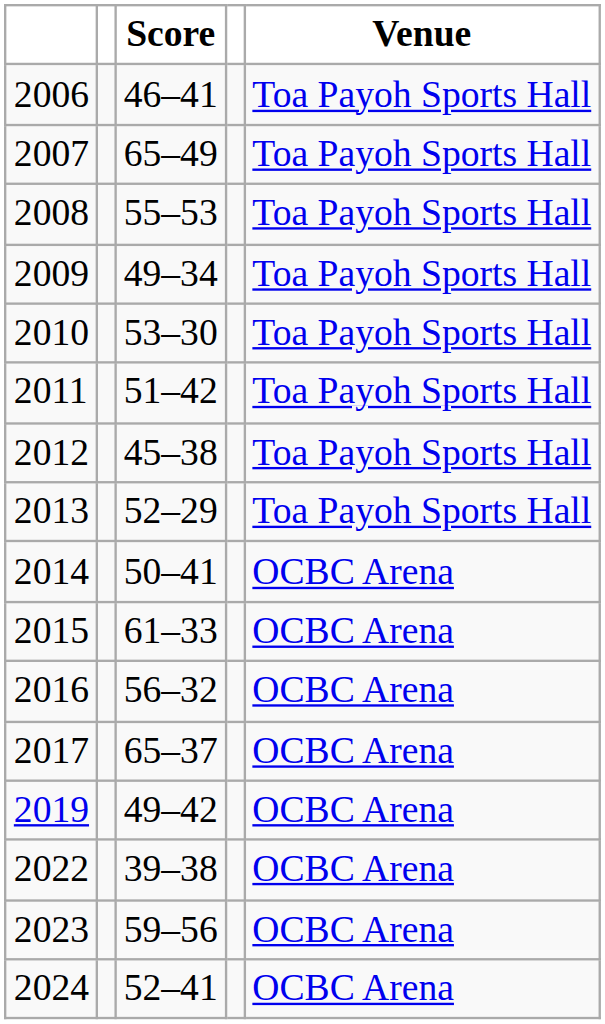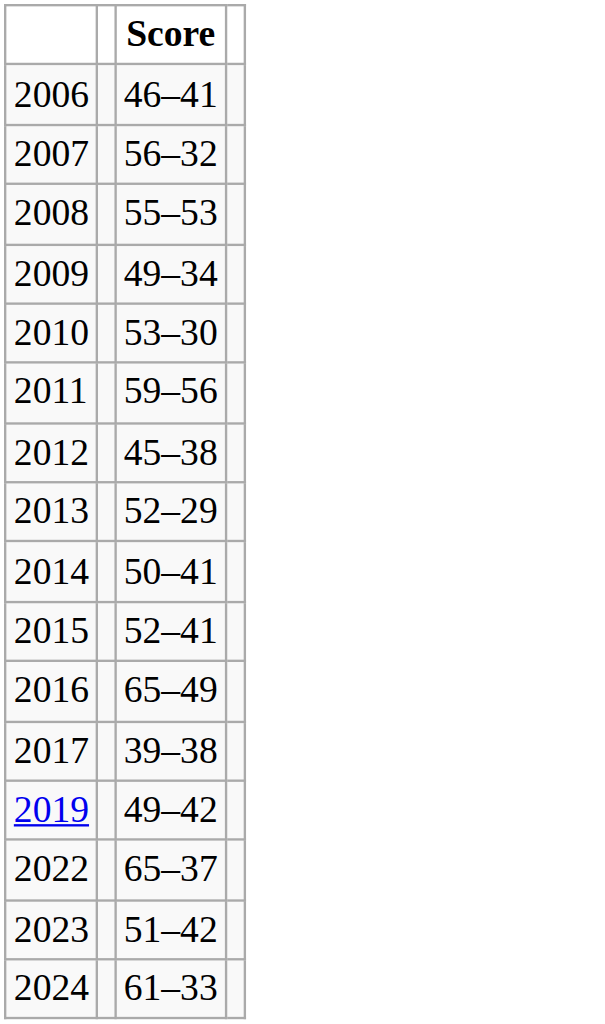- column: (422, 34)
(171, 153) 65–49 -> (171, 153) 56–32
(171, 392) 51–42 -> (171, 392) 59–56
(171, 630) 61–33 -> (171, 630) 52–41
(171, 690) 56–32 -> (171, 690) 65–49
(171, 749) 65–37 -> (171, 749) 39–38
(171, 869) 39–38 -> (171, 869) 65–37
(171, 928) 59–56 -> (171, 928) 51–42
(171, 988) 52–41 -> (171, 988) 61–33
